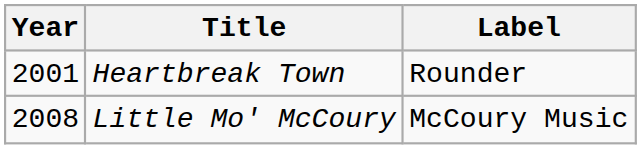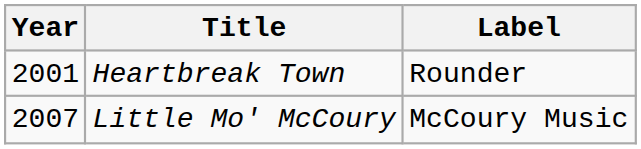(45, 119) 2008 -> (45, 119) 2007
